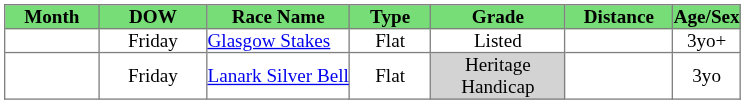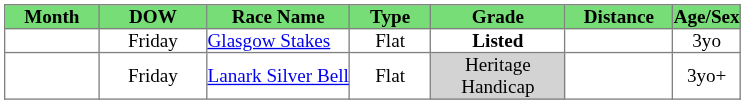(498, 40) normal -> (498, 40) bold
(707, 40) 3yo+ -> (707, 40) 3yo
(707, 75) 3yo -> (707, 75) 3yo+
